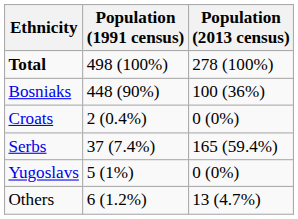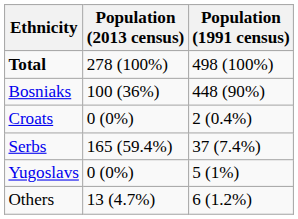columns swapped: (241, 27) <-> (136, 27)
